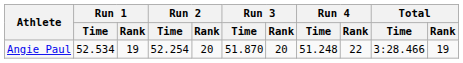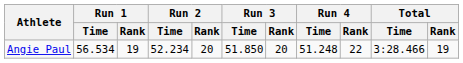(95, 49) 52.534 -> (95, 49) 56.534
(170, 49) 52.254 -> (170, 49) 52.234
(244, 49) 51.870 -> (244, 49) 51.850
